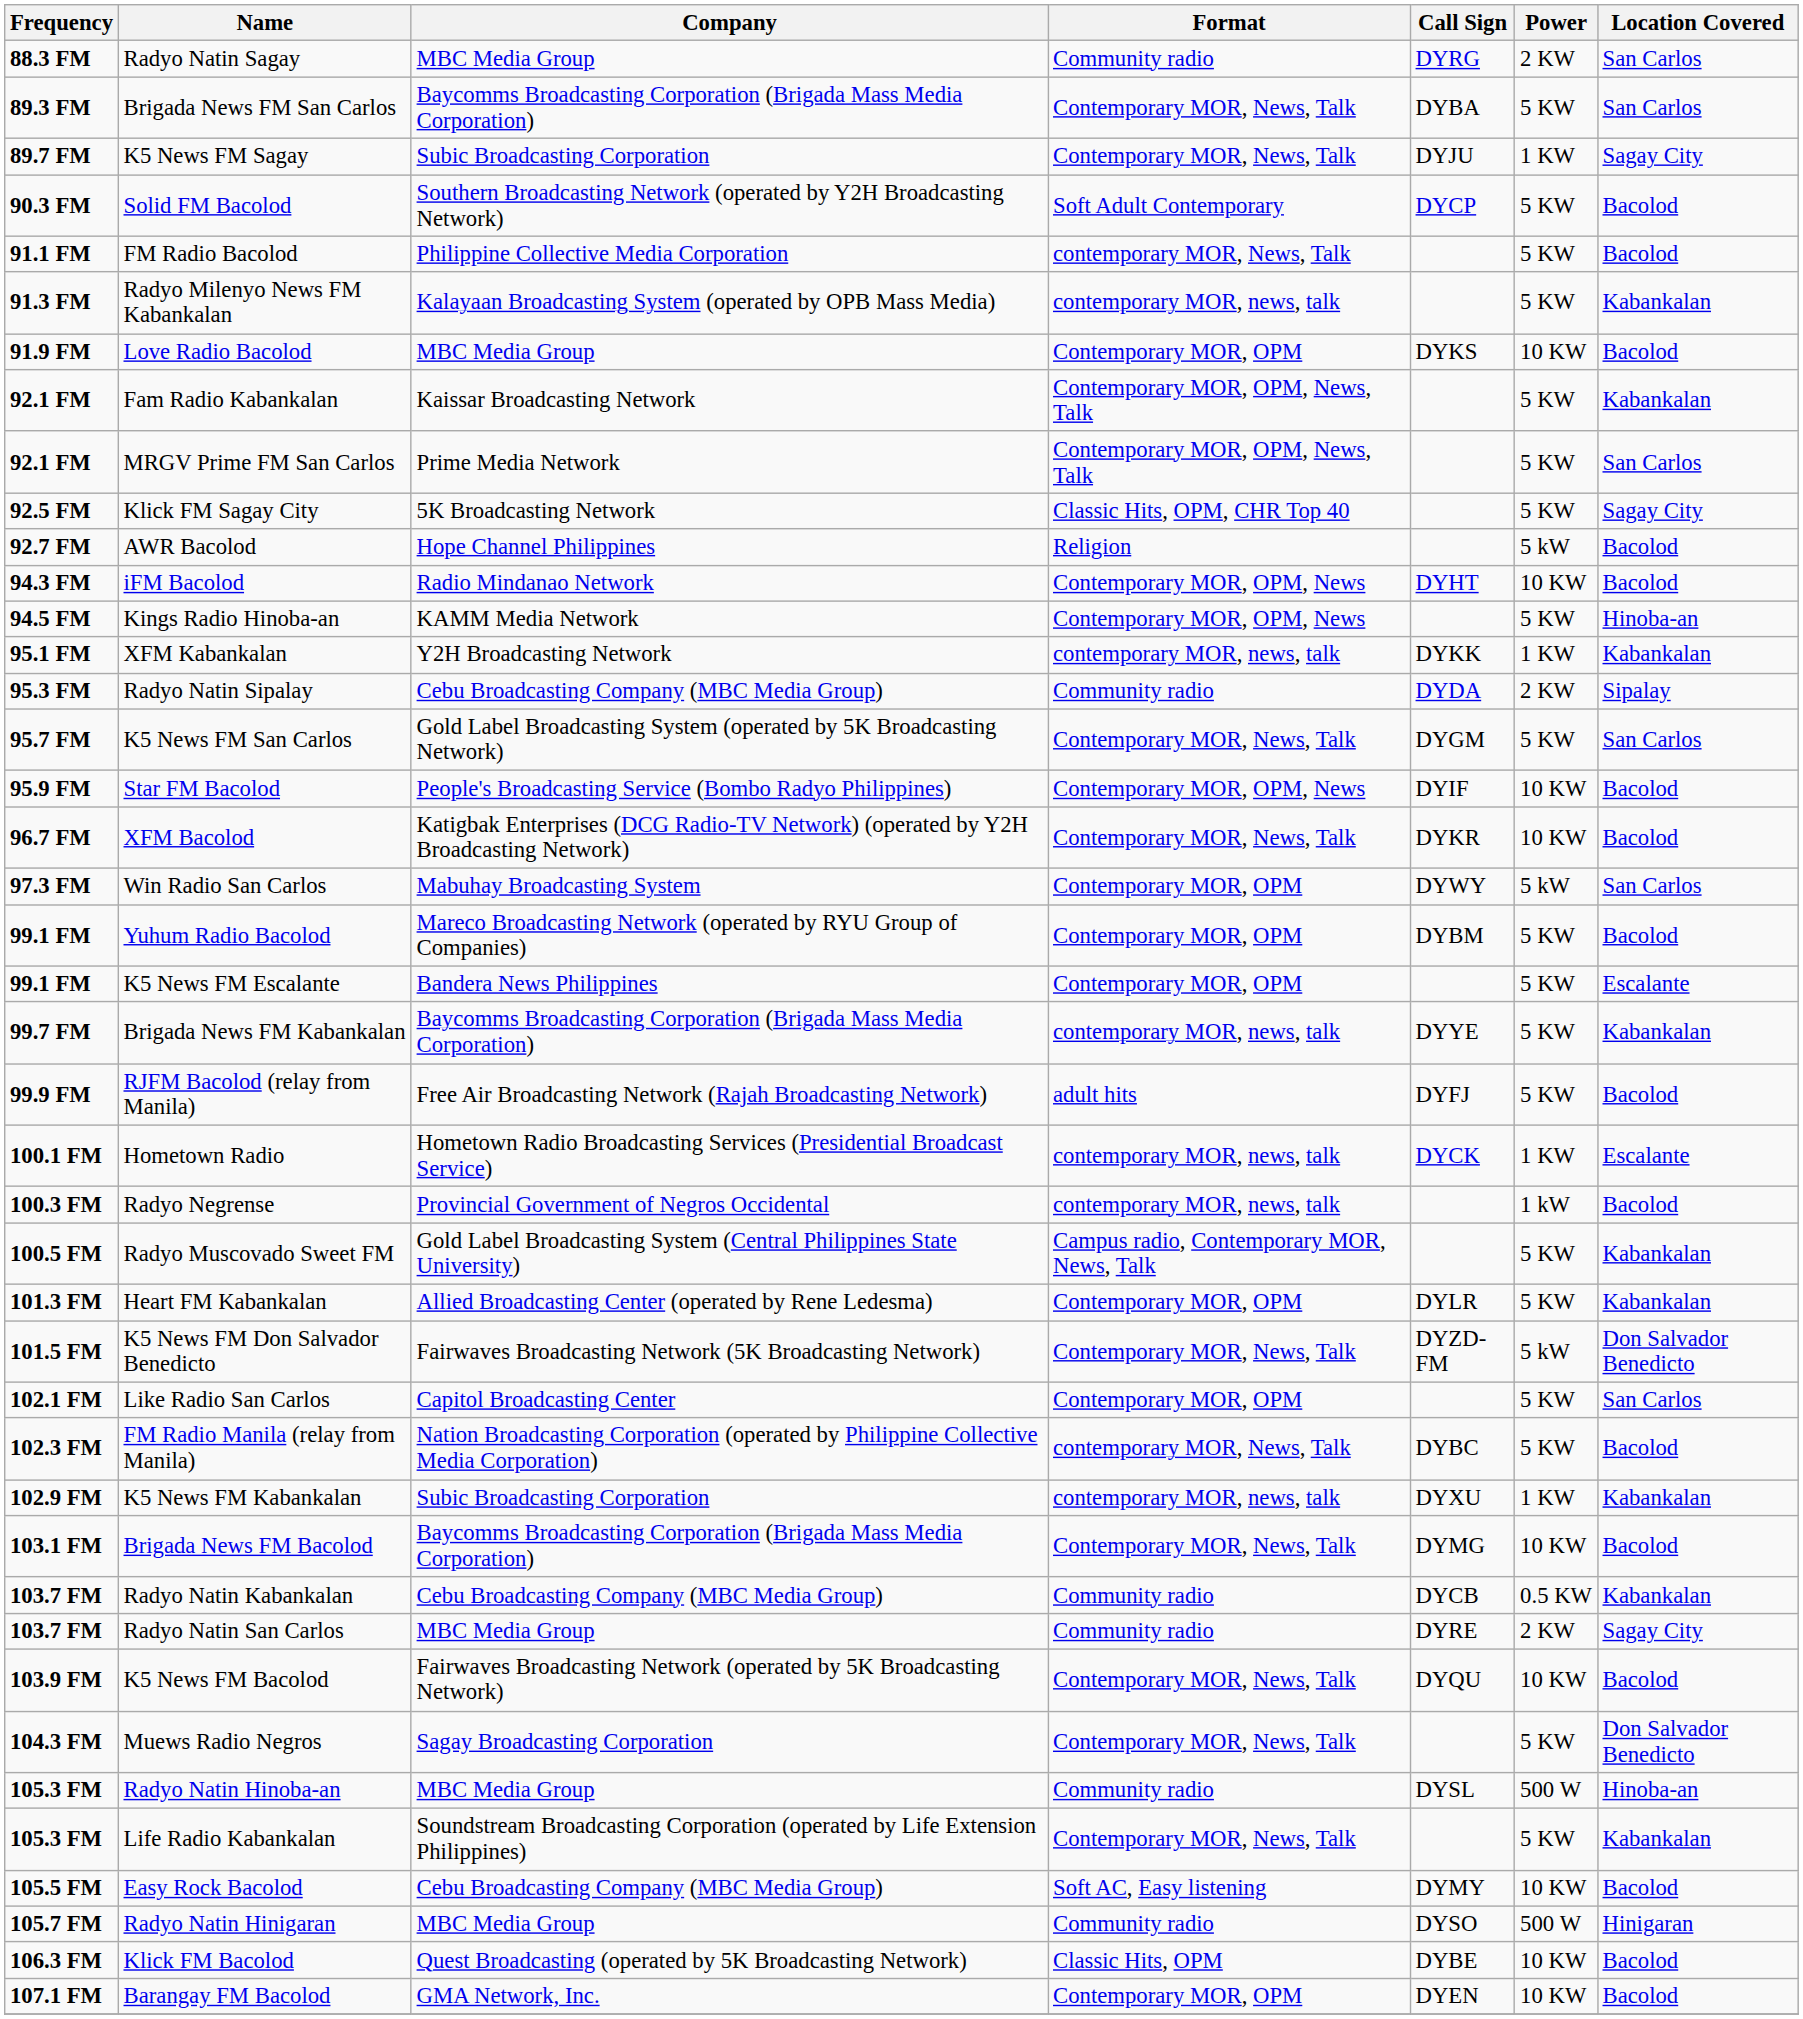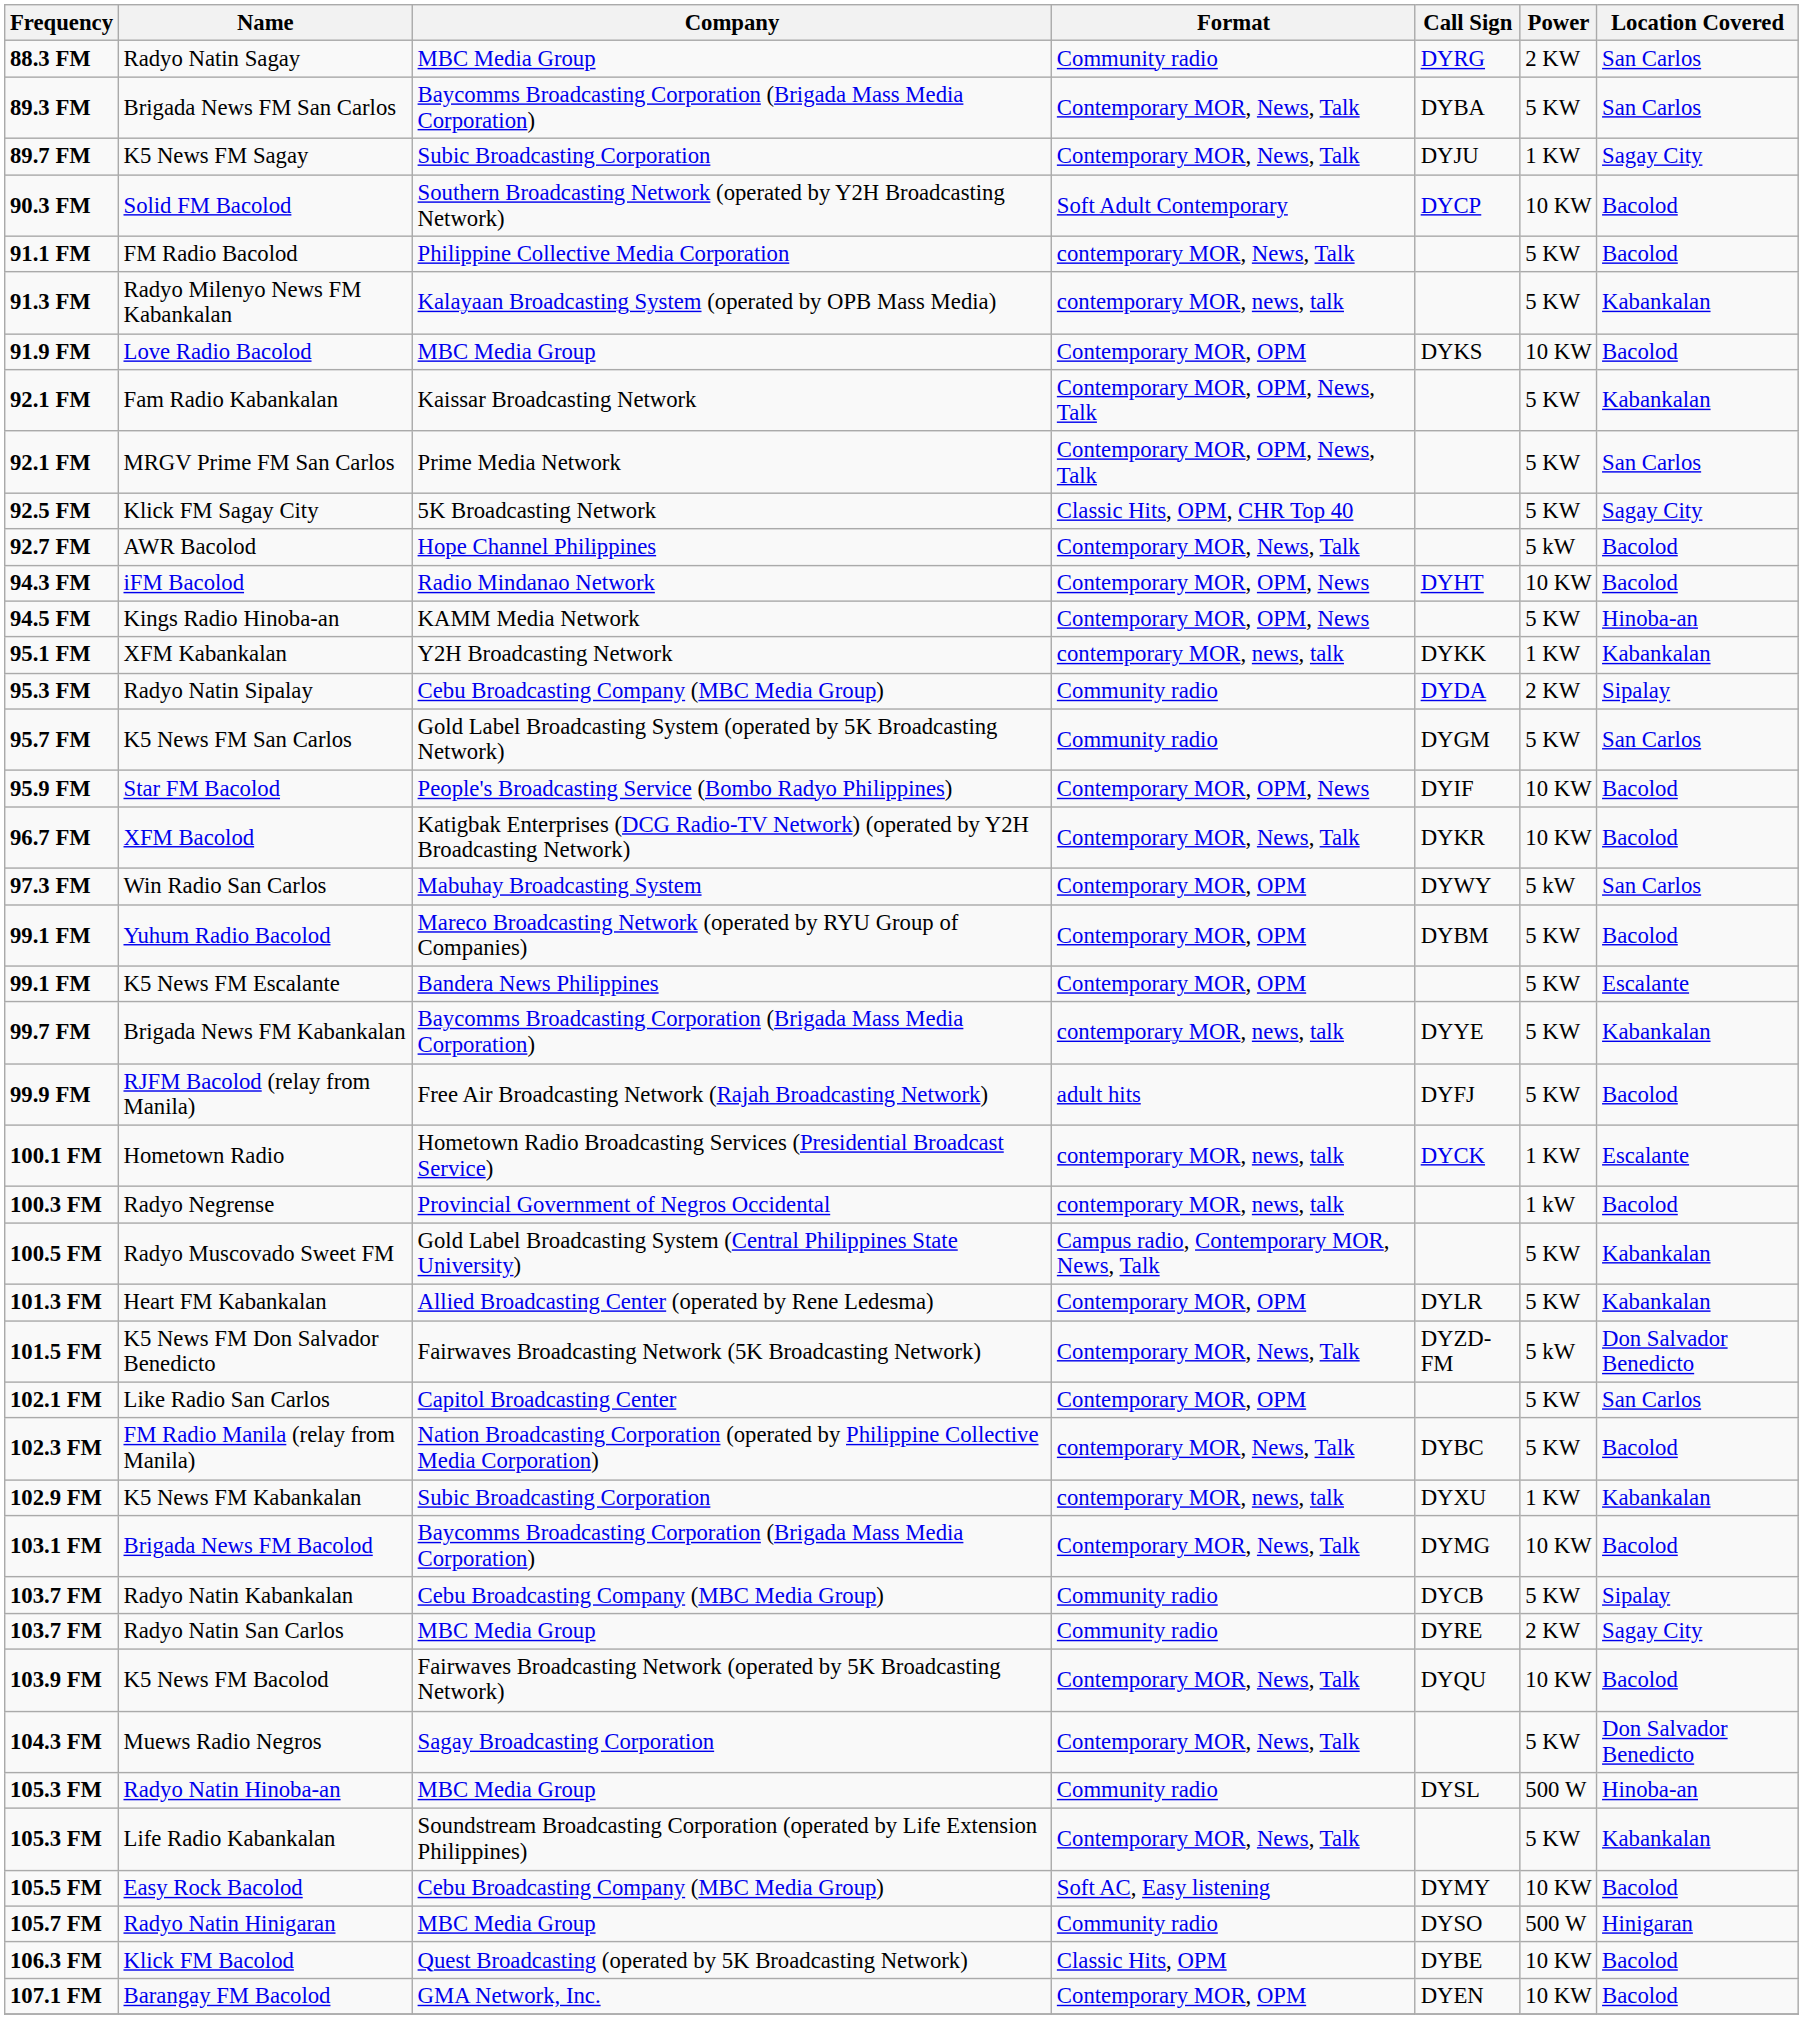(1548, 204) 5 KW -> (1558, 204) 10 KW
(1092, 546) Religion -> (1208, 546) Contemporary MOR, News, Talk
(1204, 739) Contemporary MOR, News, Talk -> (1137, 739) Community radio
(1556, 1594) 0.5 KW -> (1553, 1594) 5 KW
(1657, 1594) Kabankalan -> (1636, 1594) Sipalay
